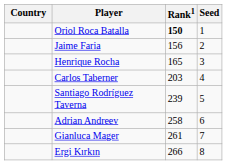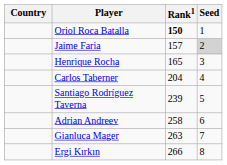(175, 46) 156 -> (175, 46) 157
(202, 46) no background -> (202, 46) lightgrey background
(175, 77) 203 -> (175, 77) 204
(175, 136) 261 -> (175, 136) 263
